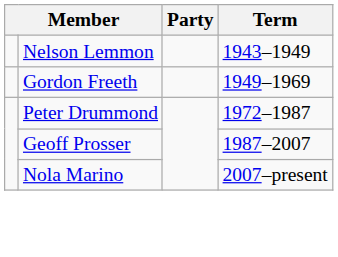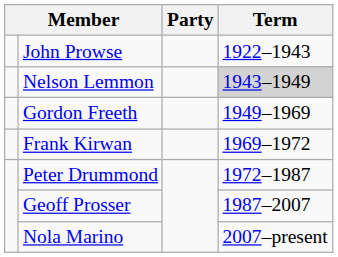+ row: (73, 50)
(267, 50) no background -> (267, 81) lightgrey background
+ row: (77, 143)
